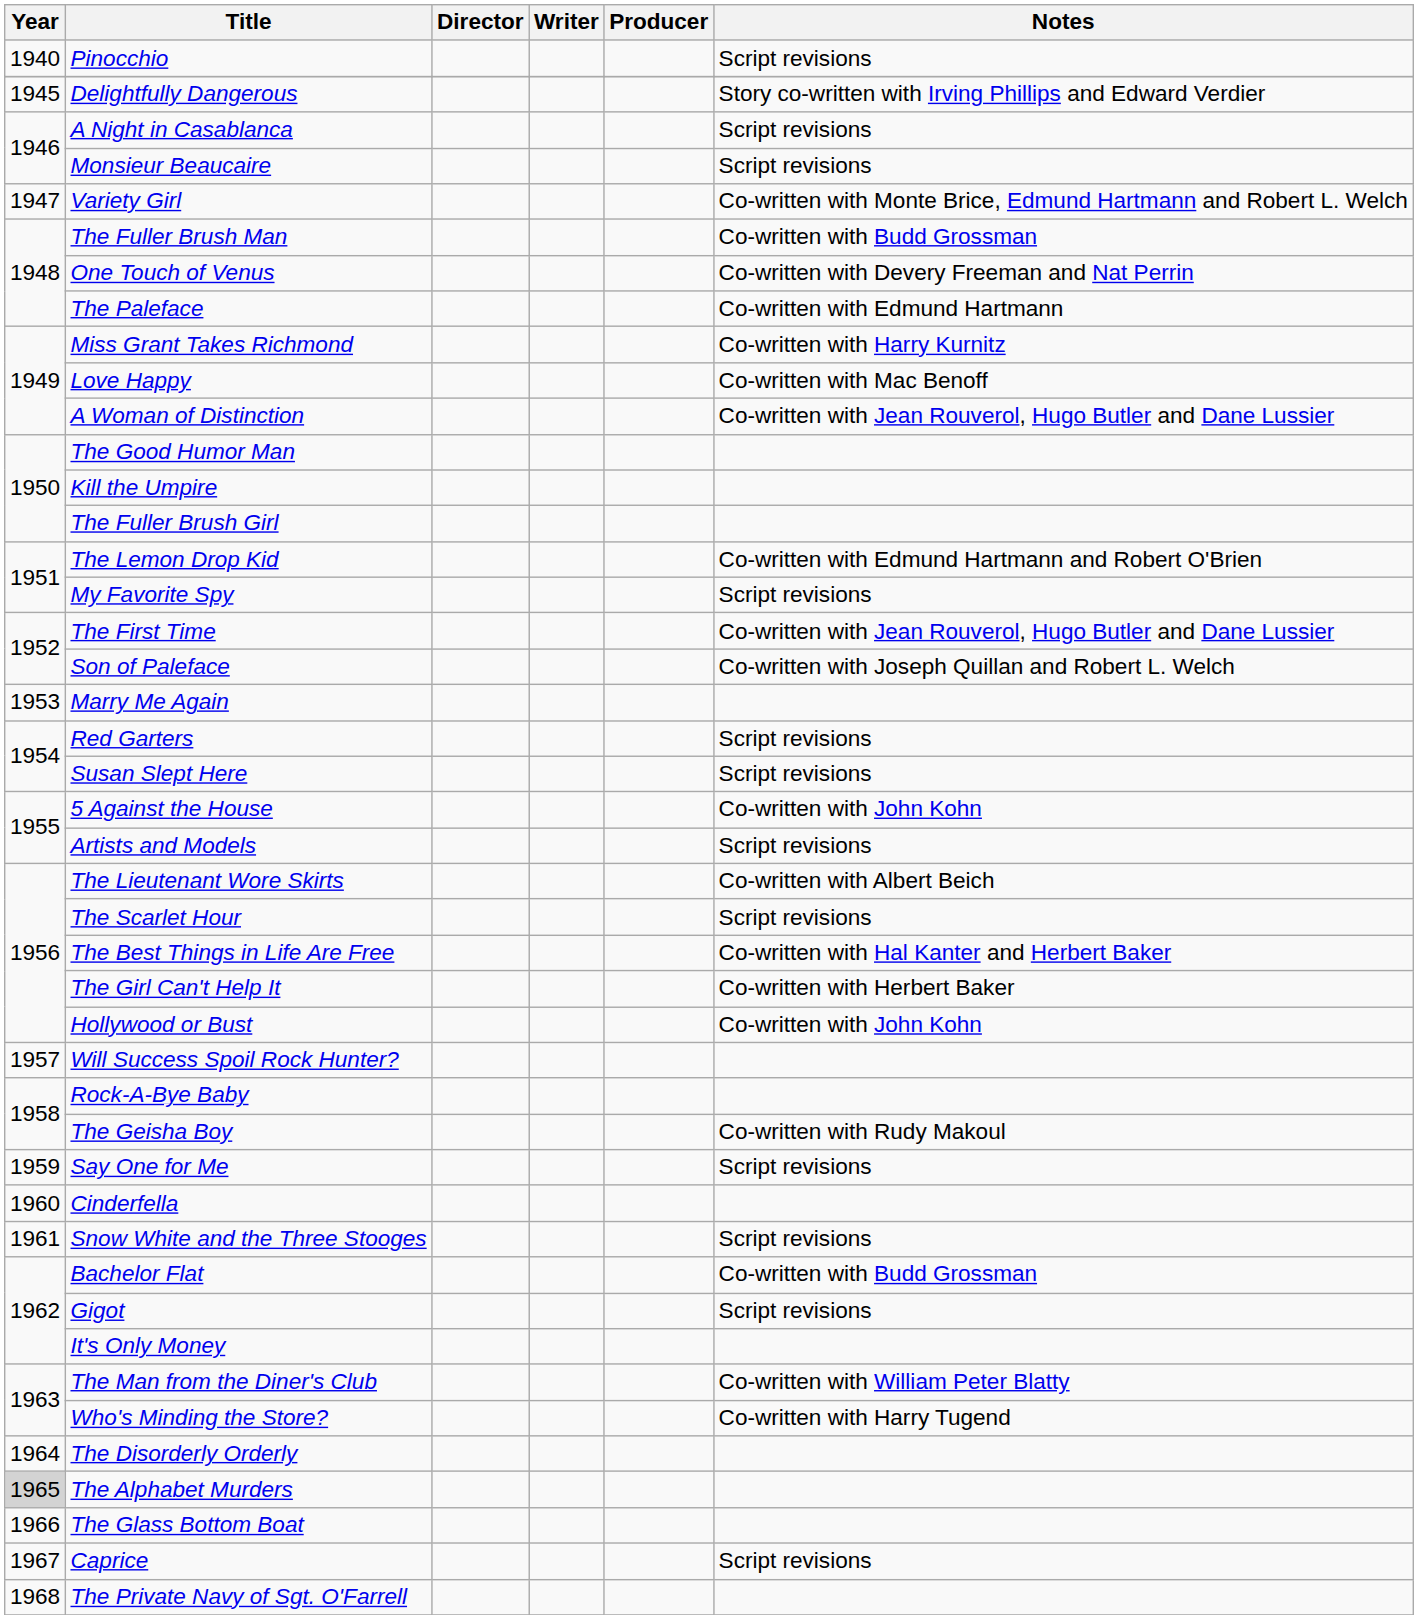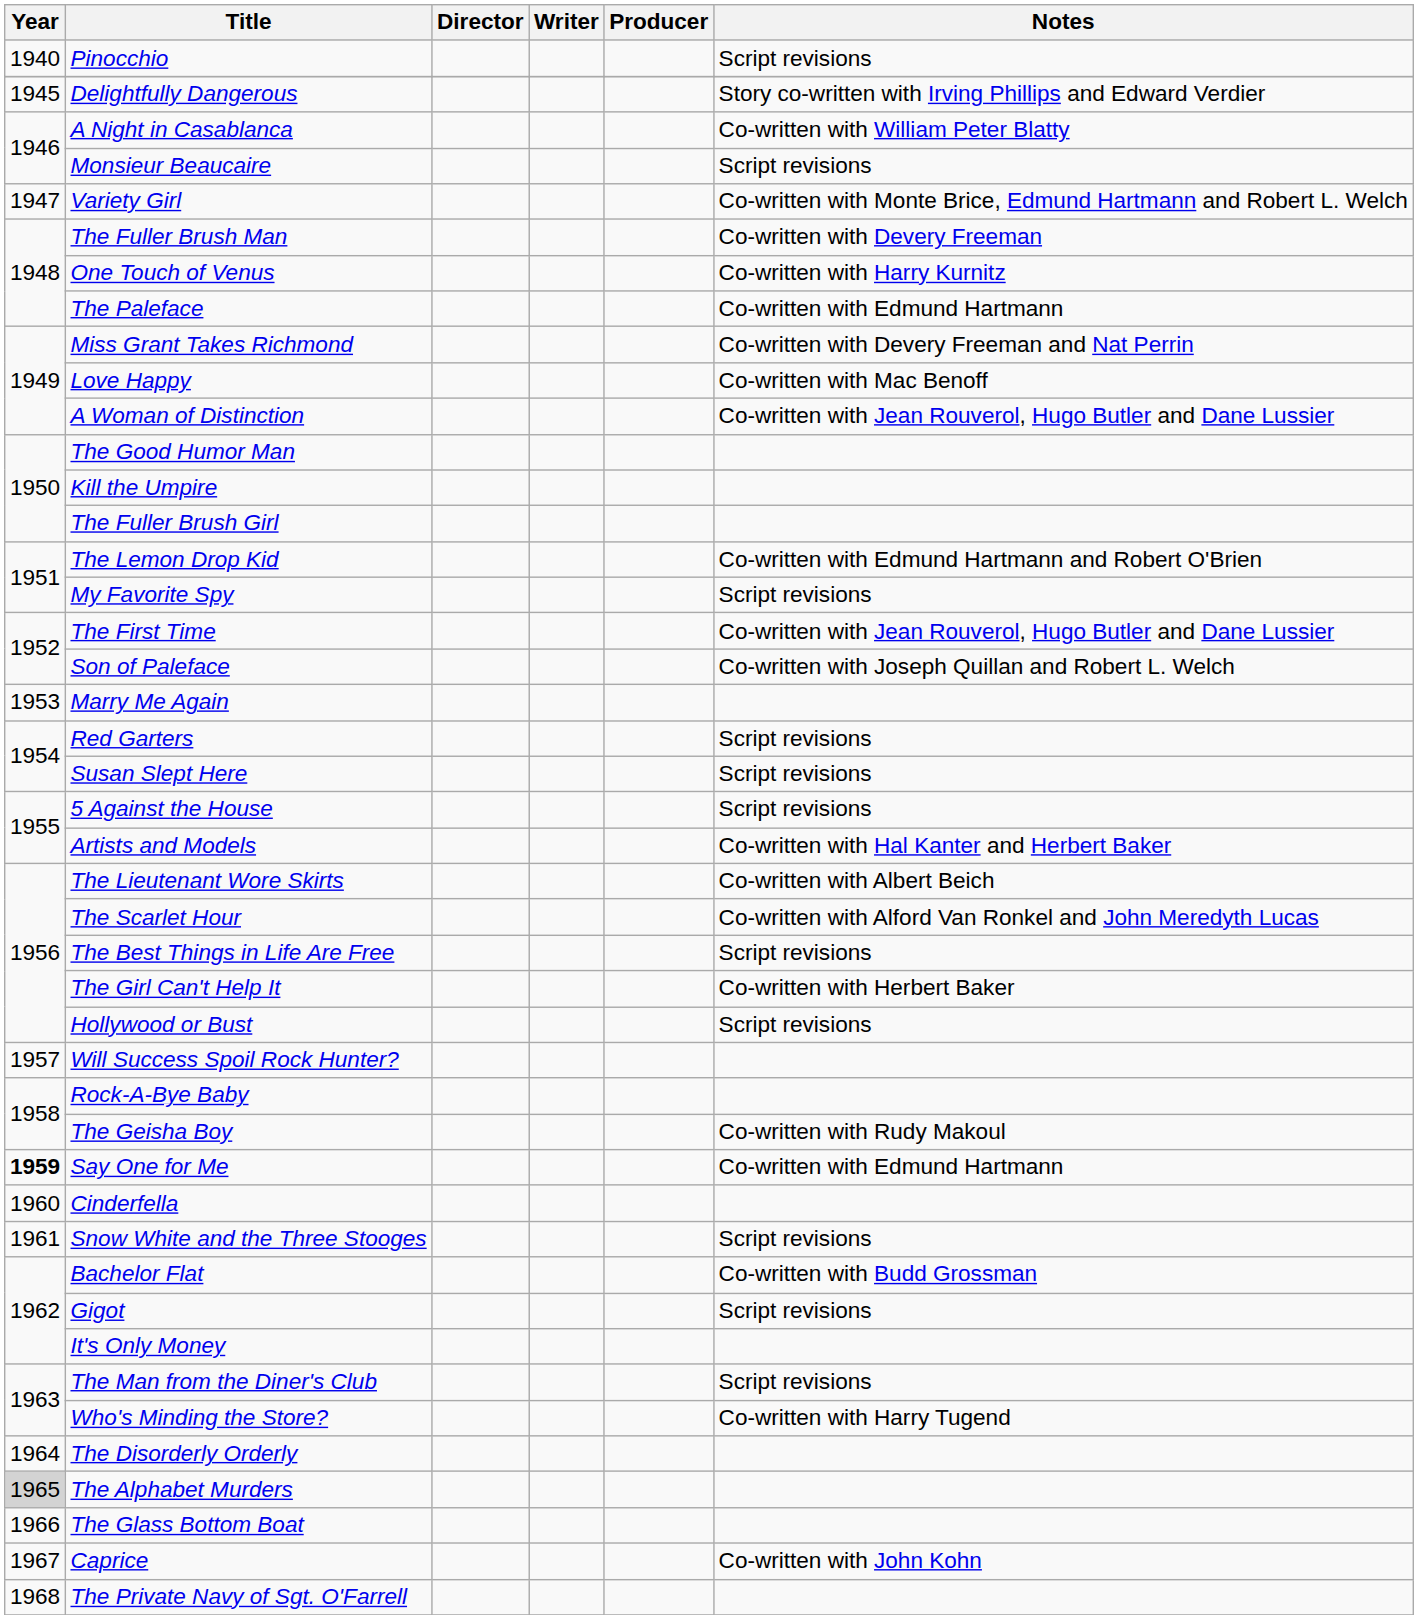(795, 129) Script revisions -> (894, 129) Co-written with William Peter Blatty
(878, 237) Co-written with Budd Grossman -> (880, 237) Co-written with Devery Freeman
(956, 272) Co-written with Devery Freeman and Nat Perrin -> (862, 272) Co-written with Harry Kurnitz
(862, 344) Co-written with Harry Kurnitz -> (956, 344) Co-written with Devery Freeman and Nat Perrin
(850, 809) Co-written with John Kohn -> (795, 809) Script revisions
(795, 845) Script revisions -> (945, 845) Co-written with Hal Kanter and Herbert Baker
(795, 916) Script revisions -> (1019, 916) Co-written with Alford Van Ronkel and John Meredyth Lucas
(945, 952) Co-written with Hal Kanter and Herbert Baker -> (795, 952) Script revisions
(850, 1024) Co-written with John Kohn -> (795, 1024) Script revisions
(35, 1167) normal -> (35, 1167) bold
(795, 1167) Script revisions -> (891, 1167) Co-written with Edmund Hartmann
(894, 1381) Co-written with William Peter Blatty -> (795, 1381) Script revisions
(795, 1560) Script revisions -> (850, 1560) Co-written with John Kohn
